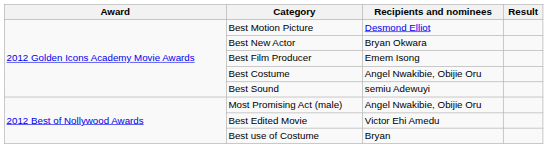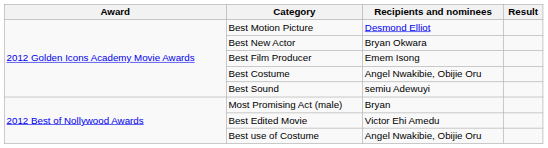(423, 105) Angel Nwakibie, Obijie Oru -> (378, 105) Bryan
(378, 136) Bryan -> (423, 136) Angel Nwakibie, Obijie Oru
